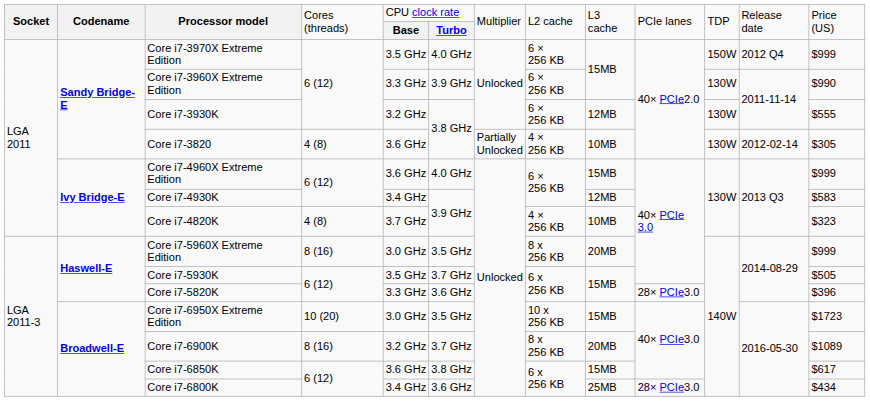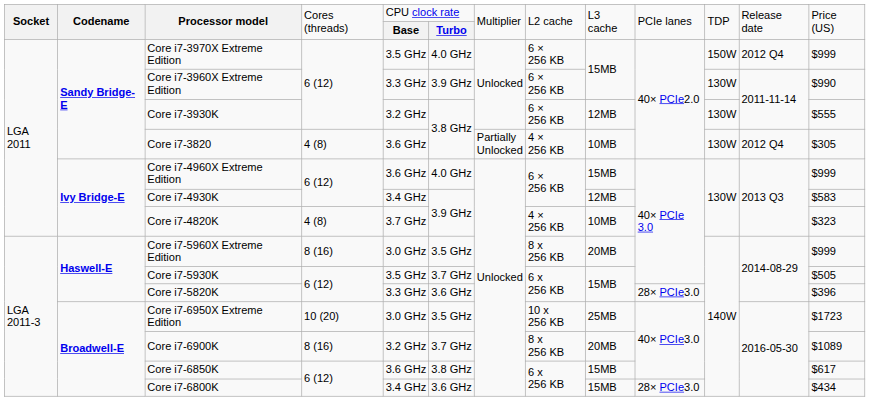(770, 144) 2012-02-14 -> (763, 144) 2012 Q4
(602, 316) 15MB -> (602, 316) 25MB
(602, 387) 25MB -> (602, 387) 15MB
